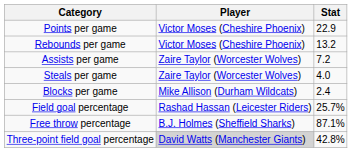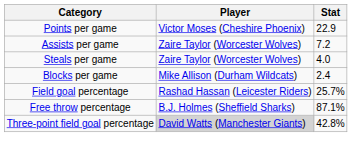- row: (80, 44)
